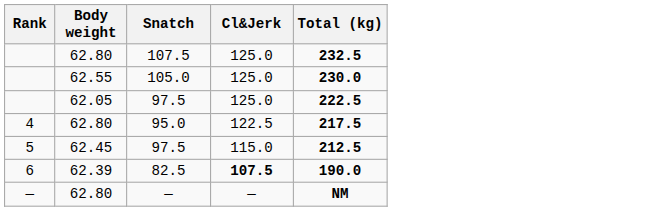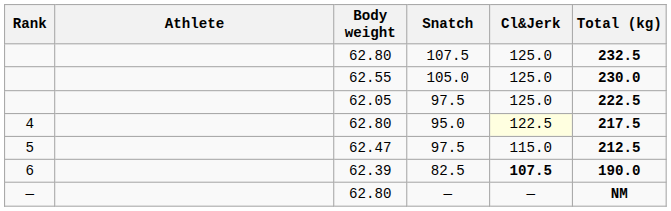+ column: (195, 24)
(252, 125) no background -> (531, 125) lightyellow background
(91, 148) 62.45 -> (370, 148) 62.47
